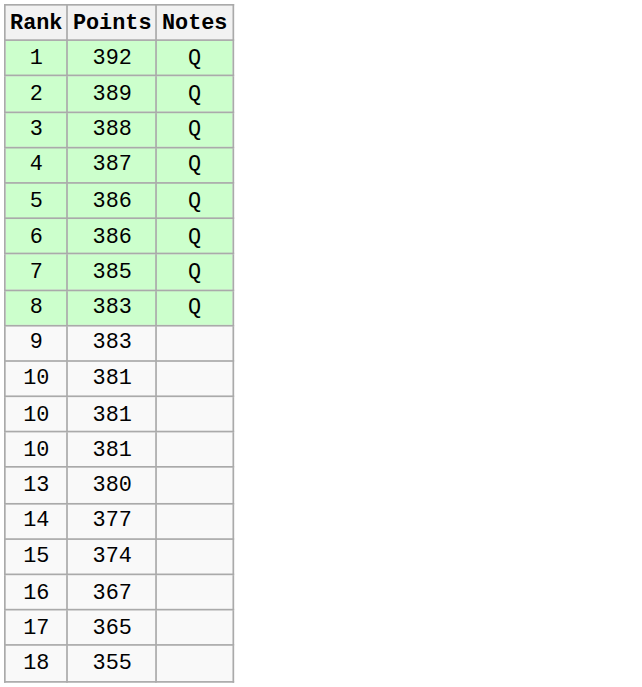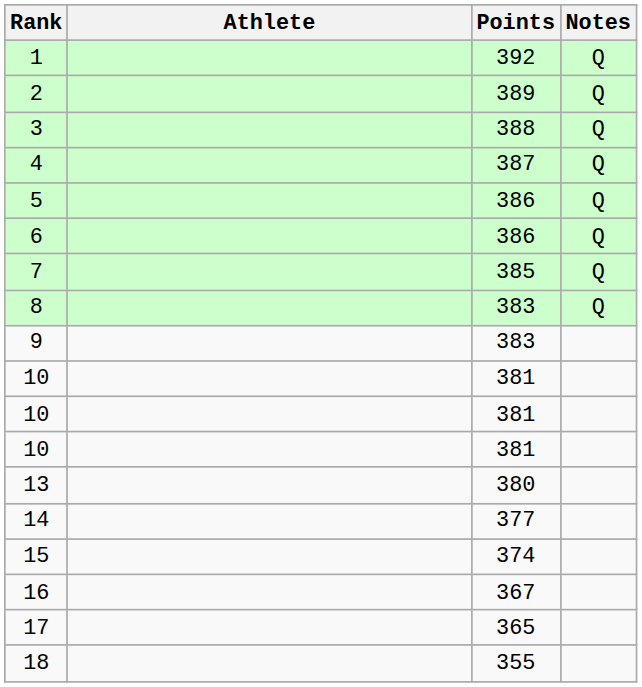+ column: (269, 23)
